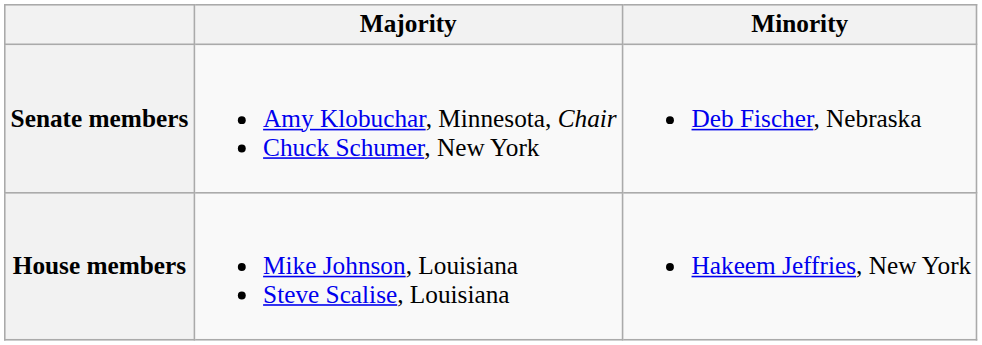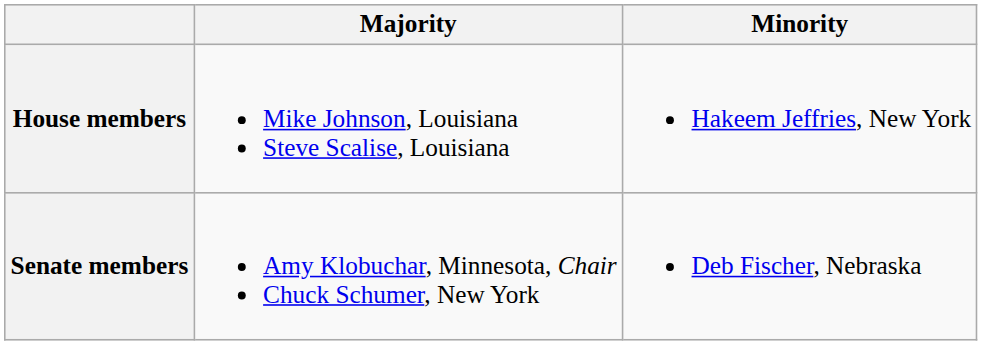rows swapped: (99, 118) <-> (99, 265)
